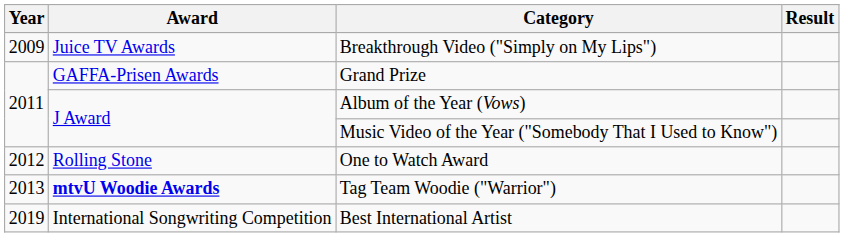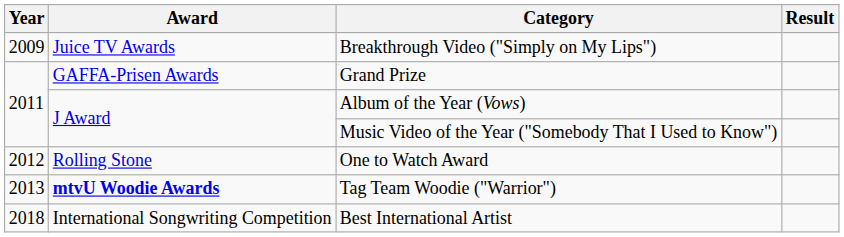(27, 217) 2019 -> (27, 217) 2018
